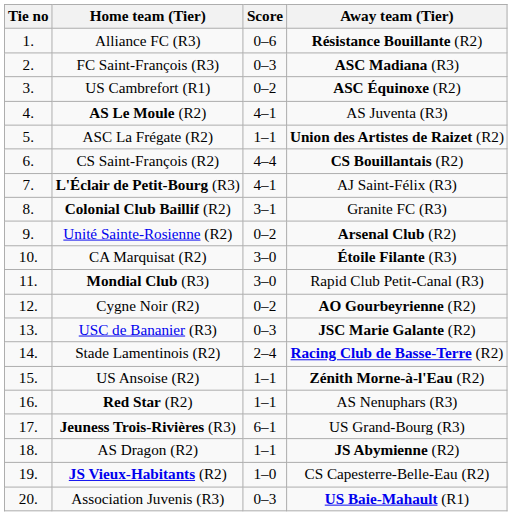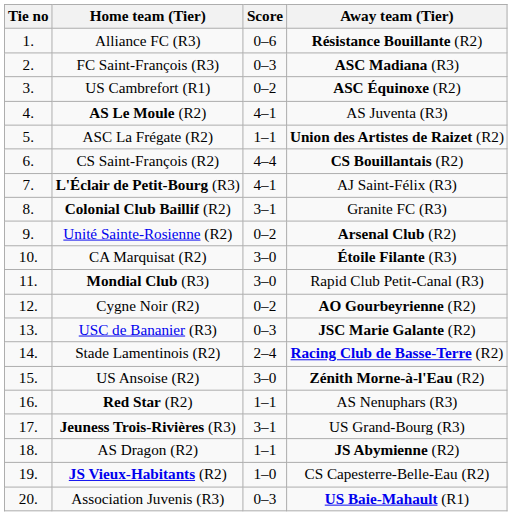(265, 378) 1–1 -> (265, 378) 3–0
(265, 426) 6–1 -> (265, 426) 3–1
